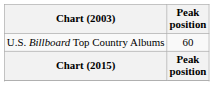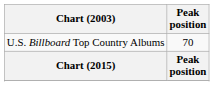(188, 42) 60 -> (188, 42) 70
